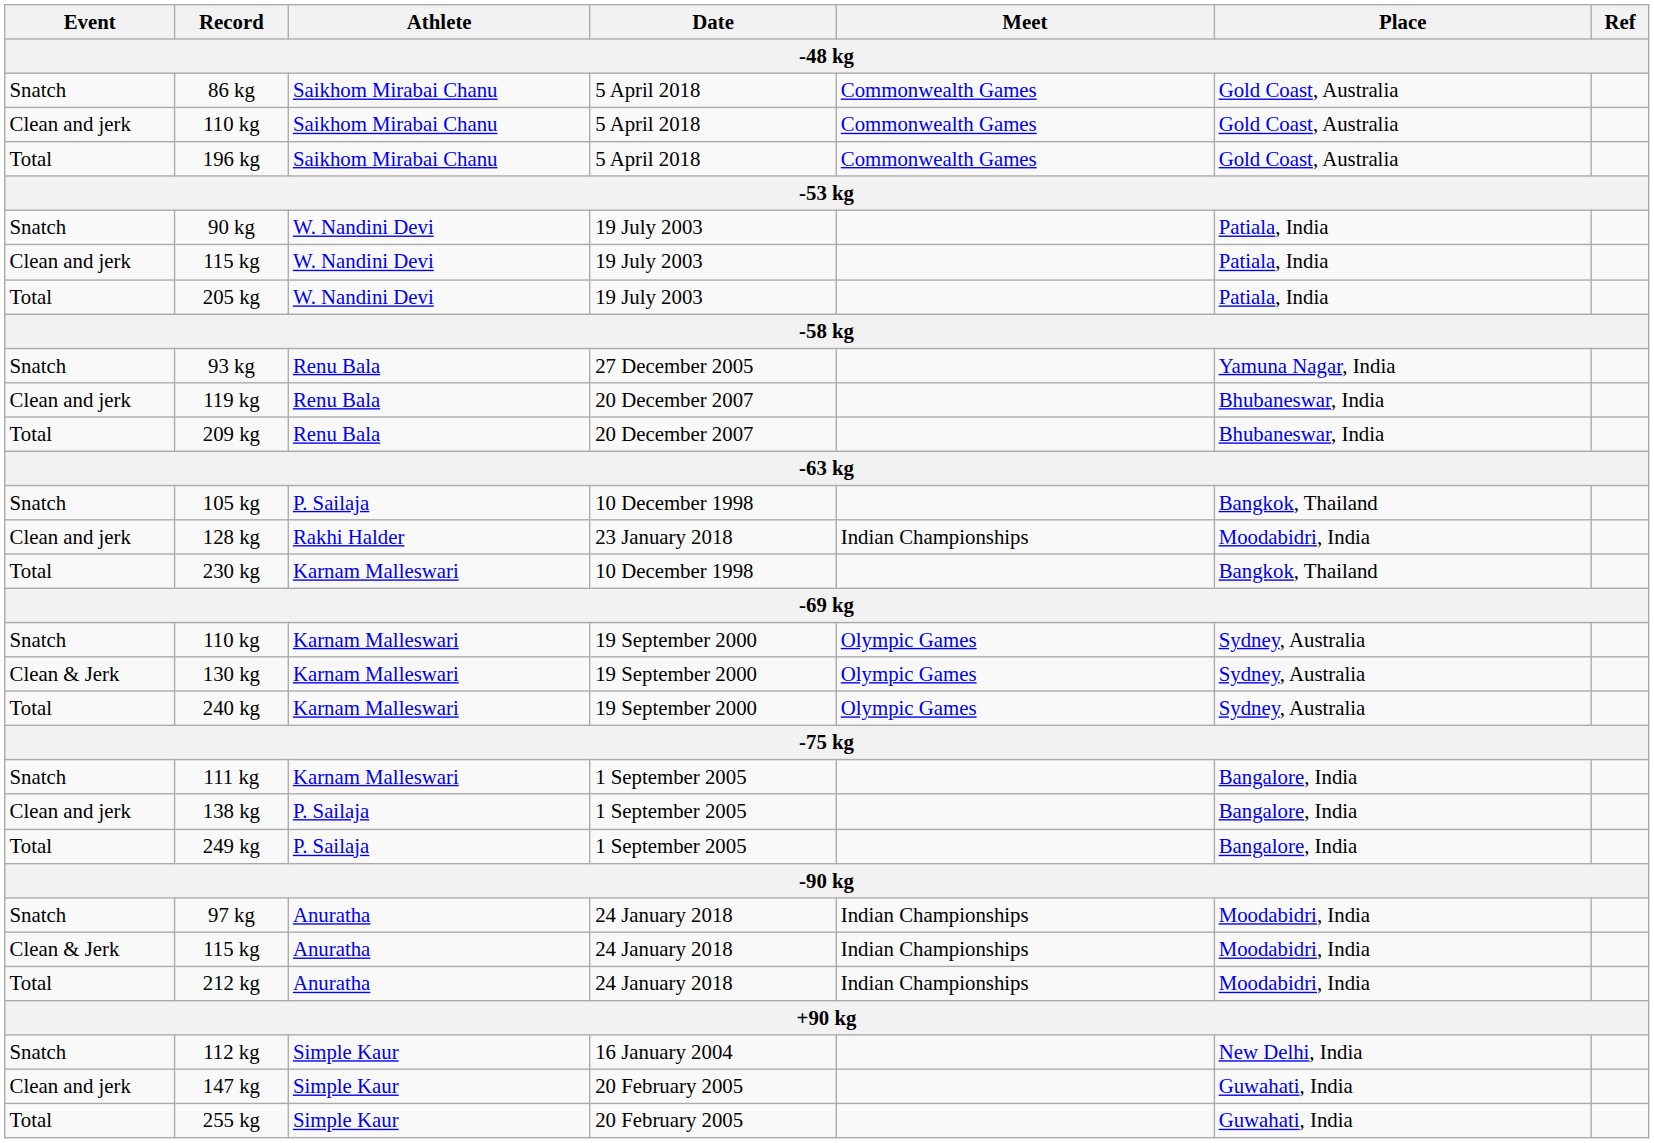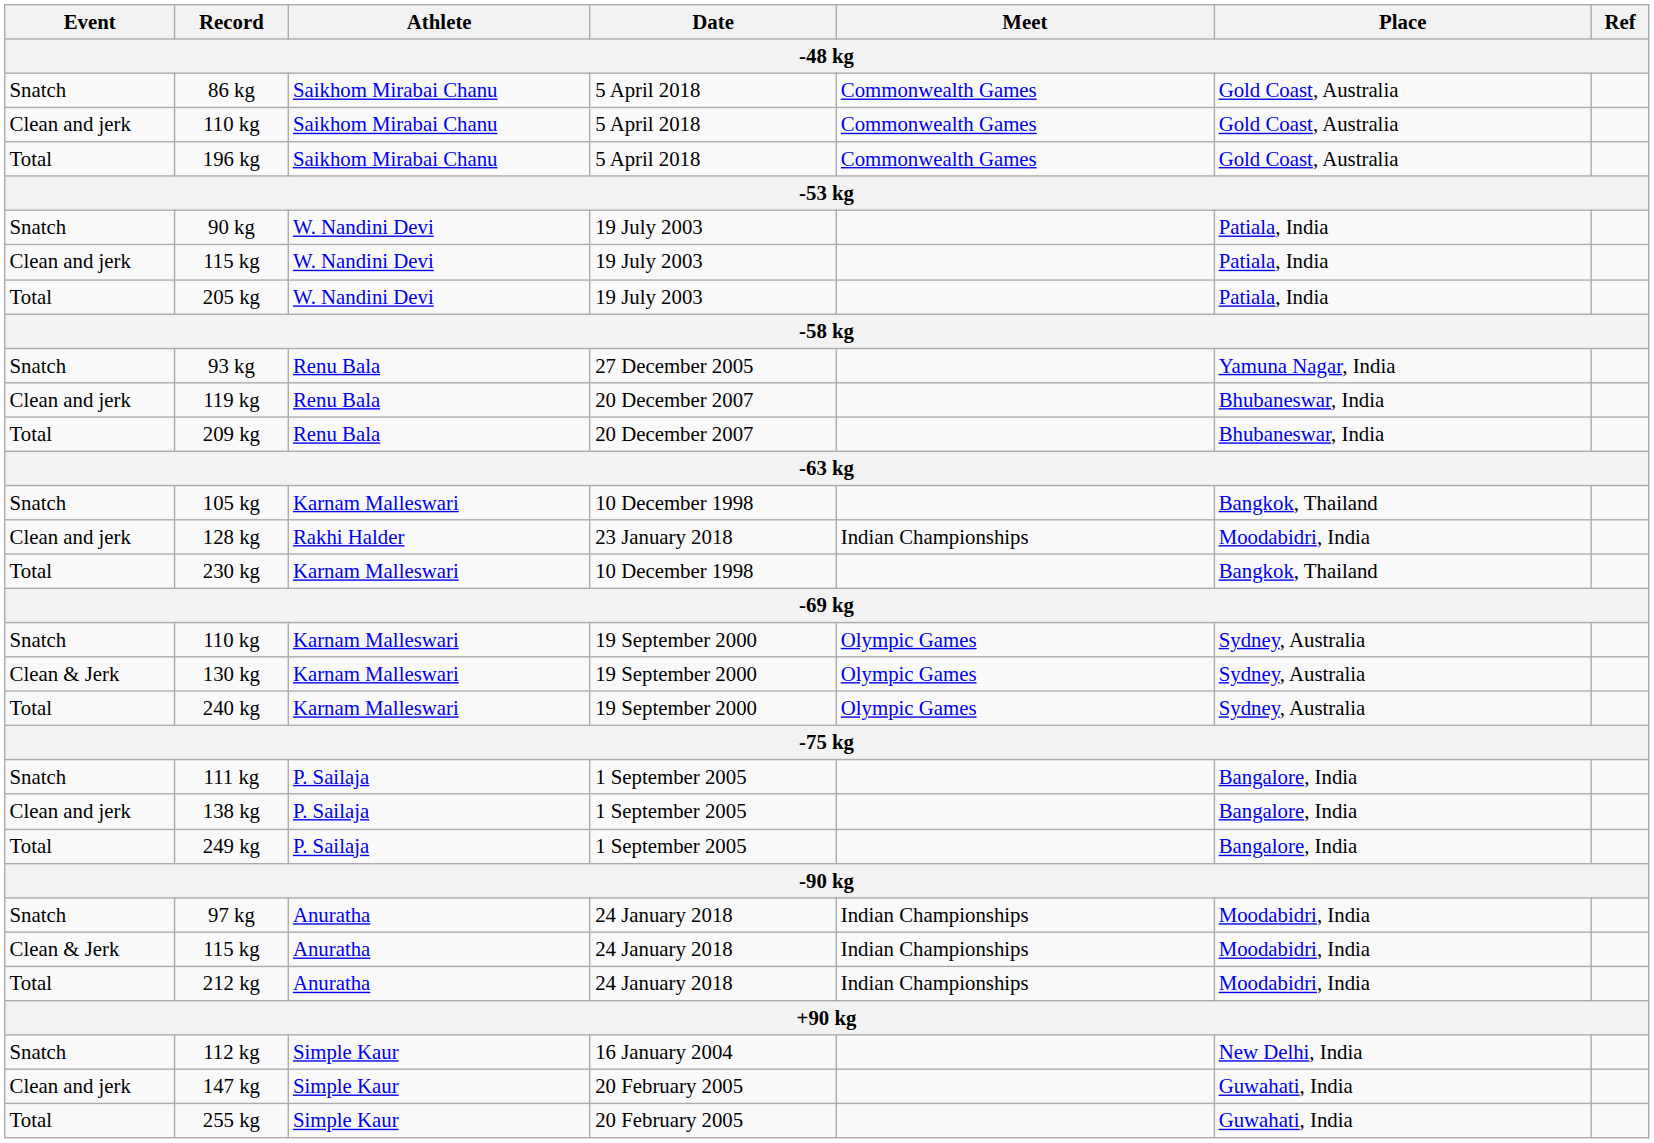(331, 502) P. Sailaja -> (376, 502) Karnam Malleswari
(376, 777) Karnam Malleswari -> (331, 777) P. Sailaja
